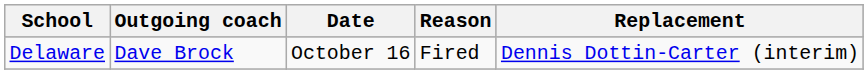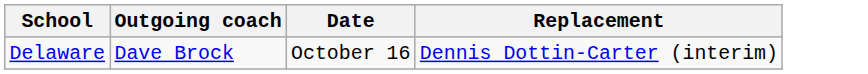- column: (456, 21)
